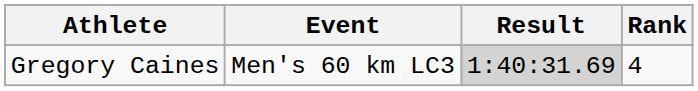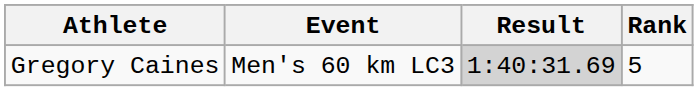(635, 66) 4 -> (635, 66) 5
